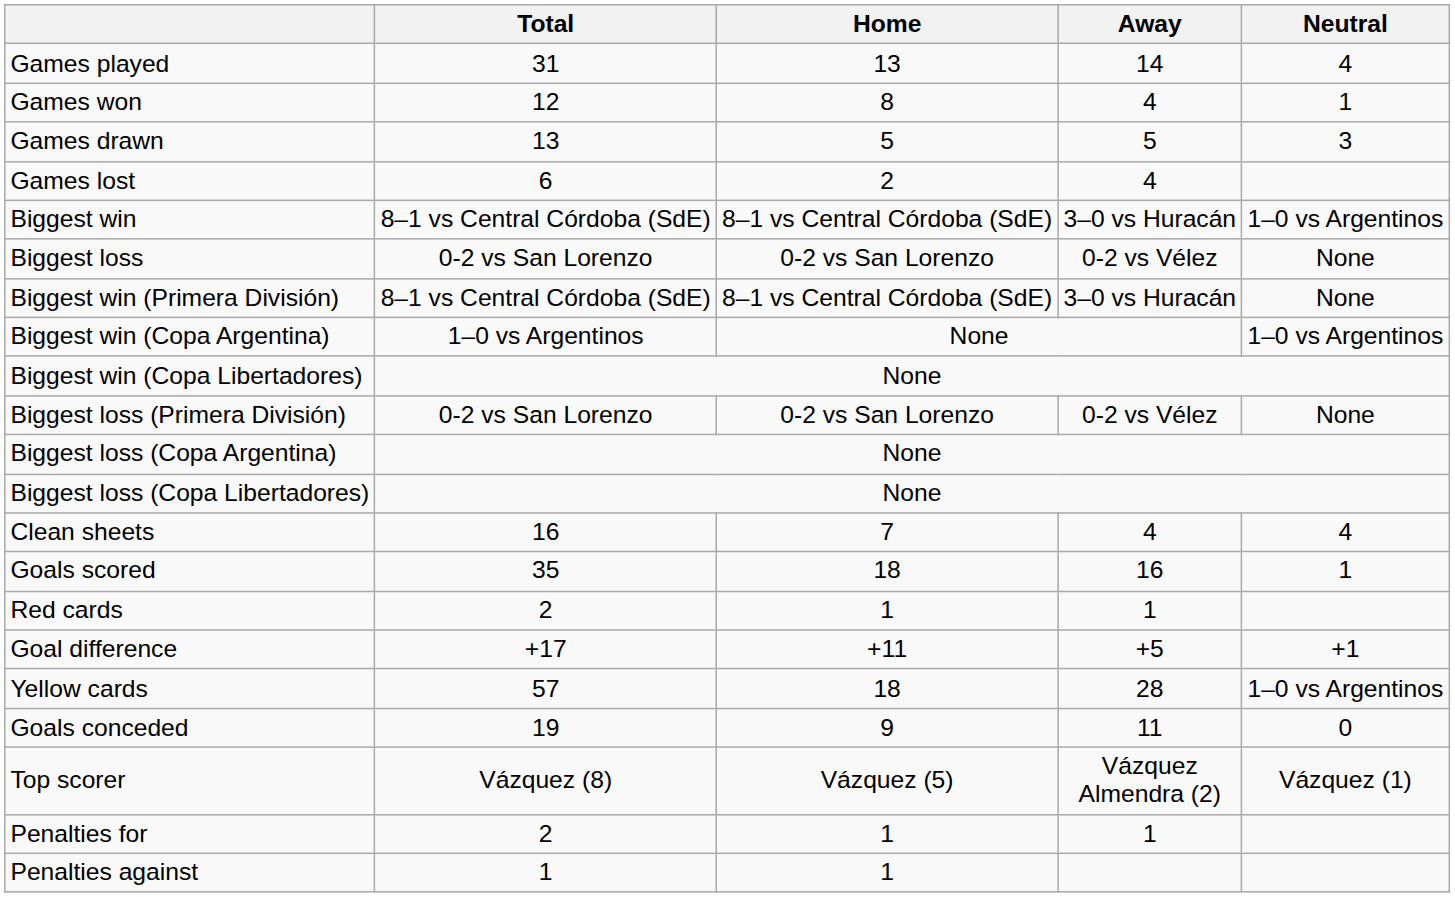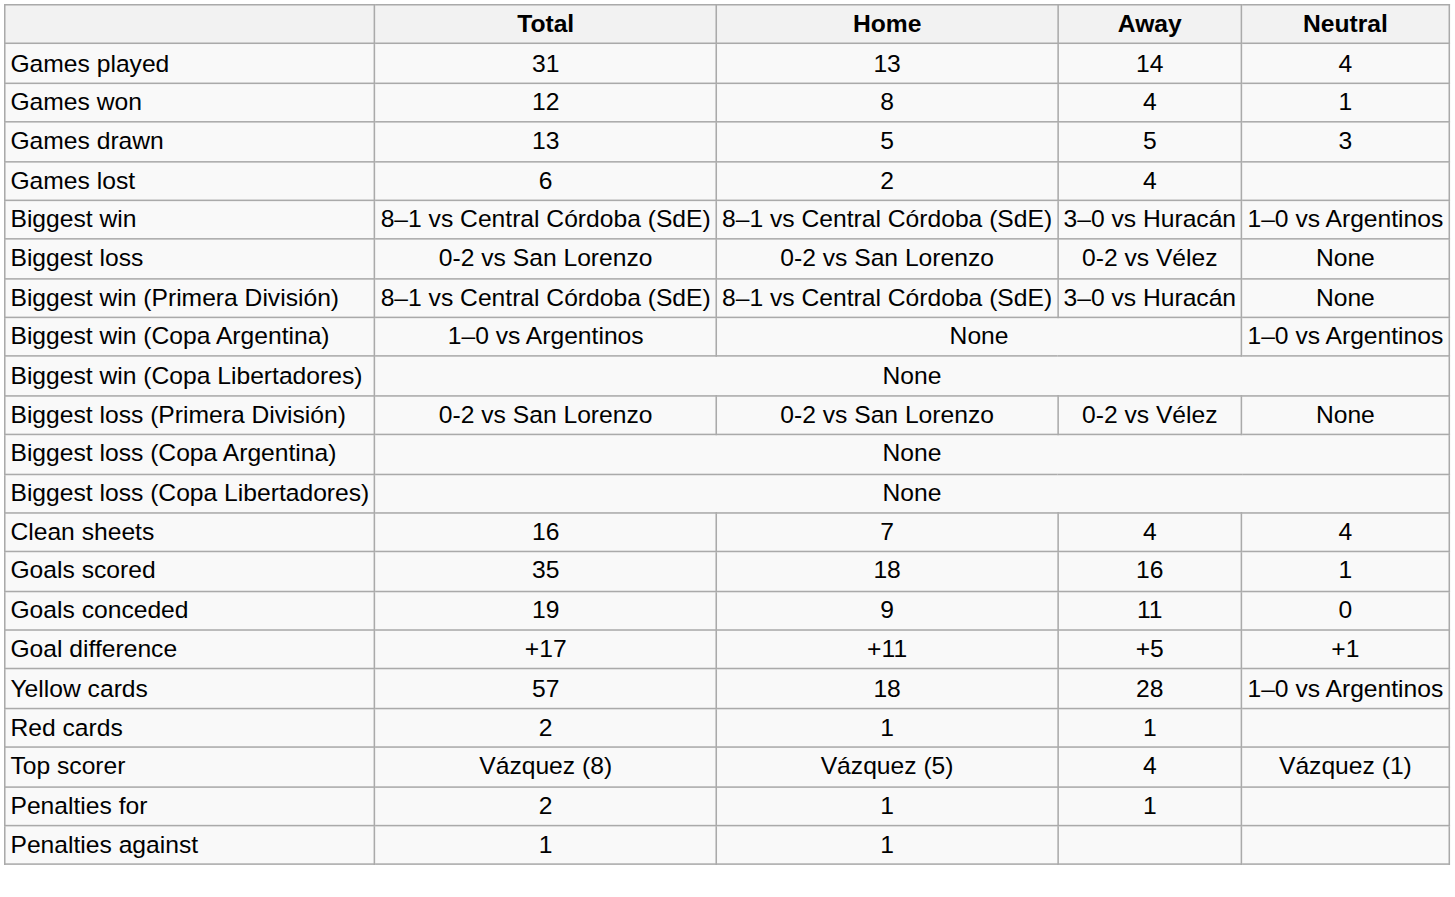rows swapped: (99, 727) <-> (67, 610)
(1150, 780) Vázquez Almendra (2) -> (1150, 766) 4
